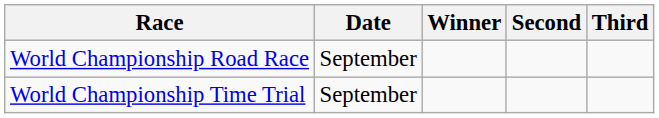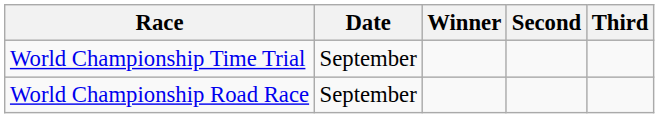rows swapped: (158, 94) <-> (160, 58)
